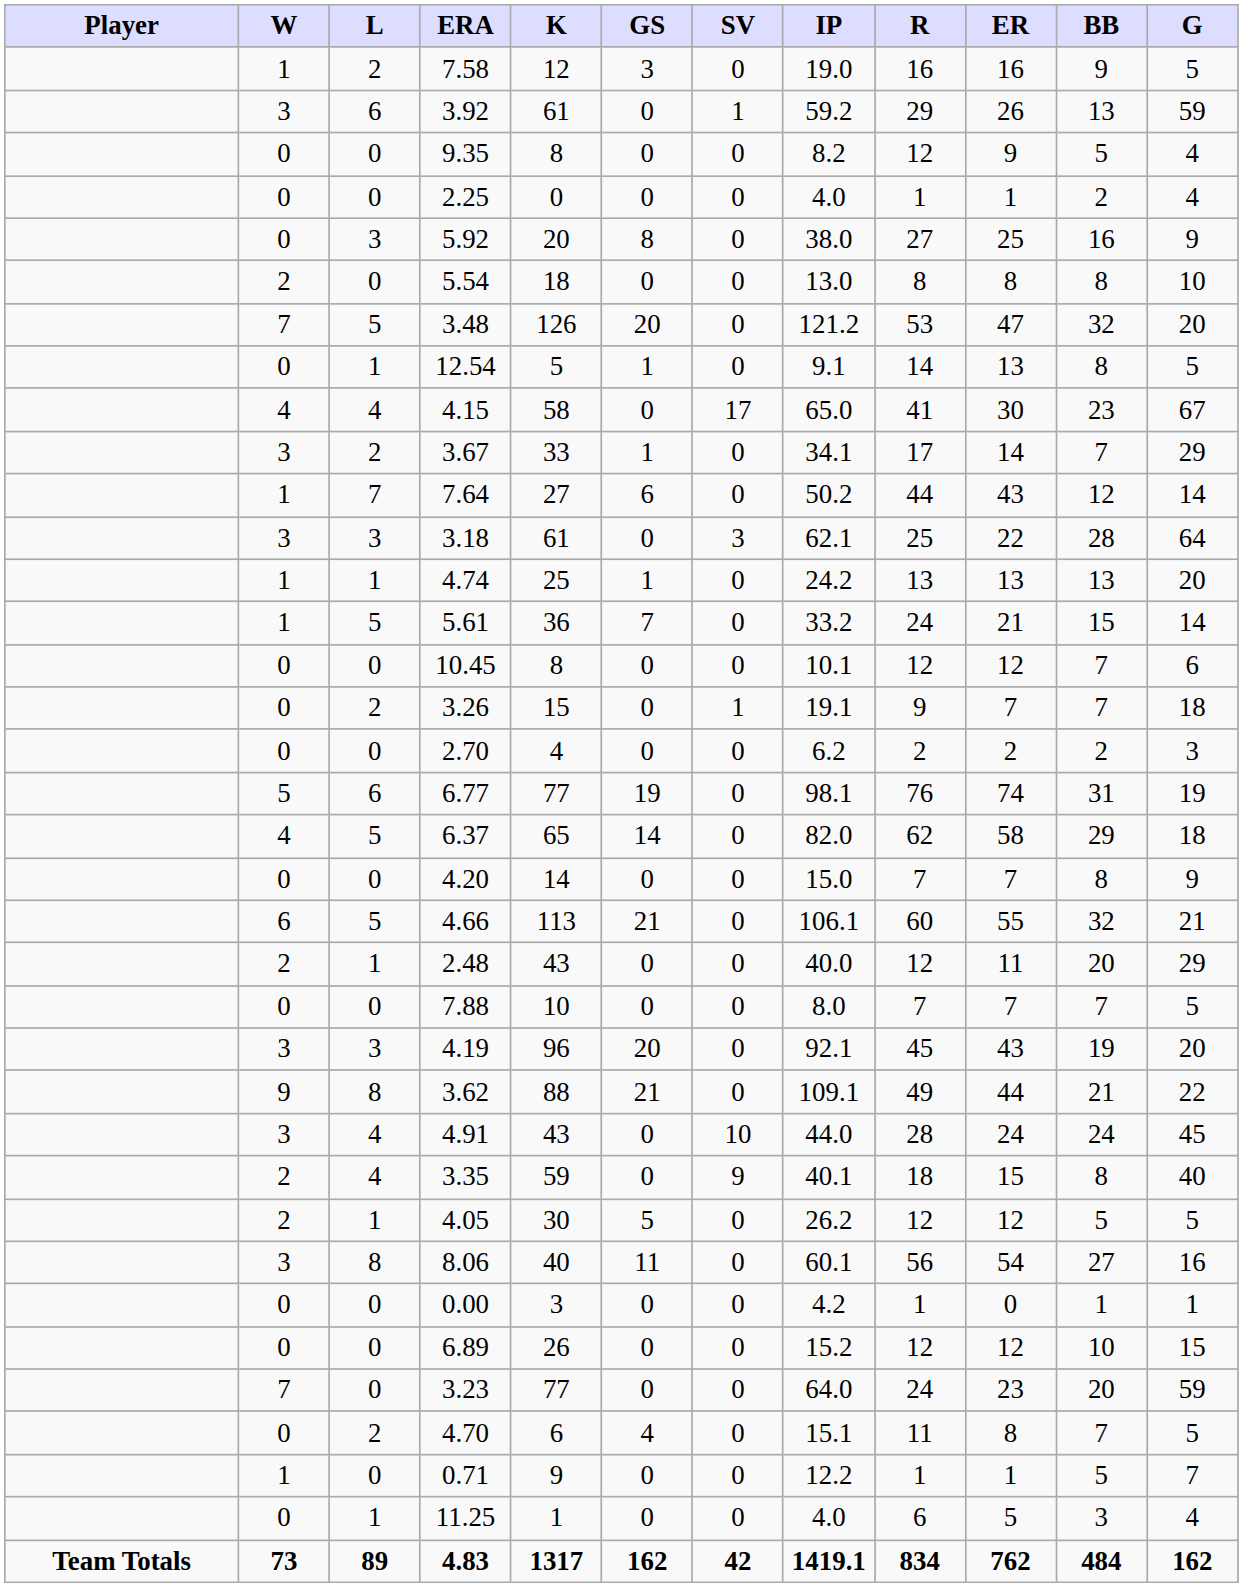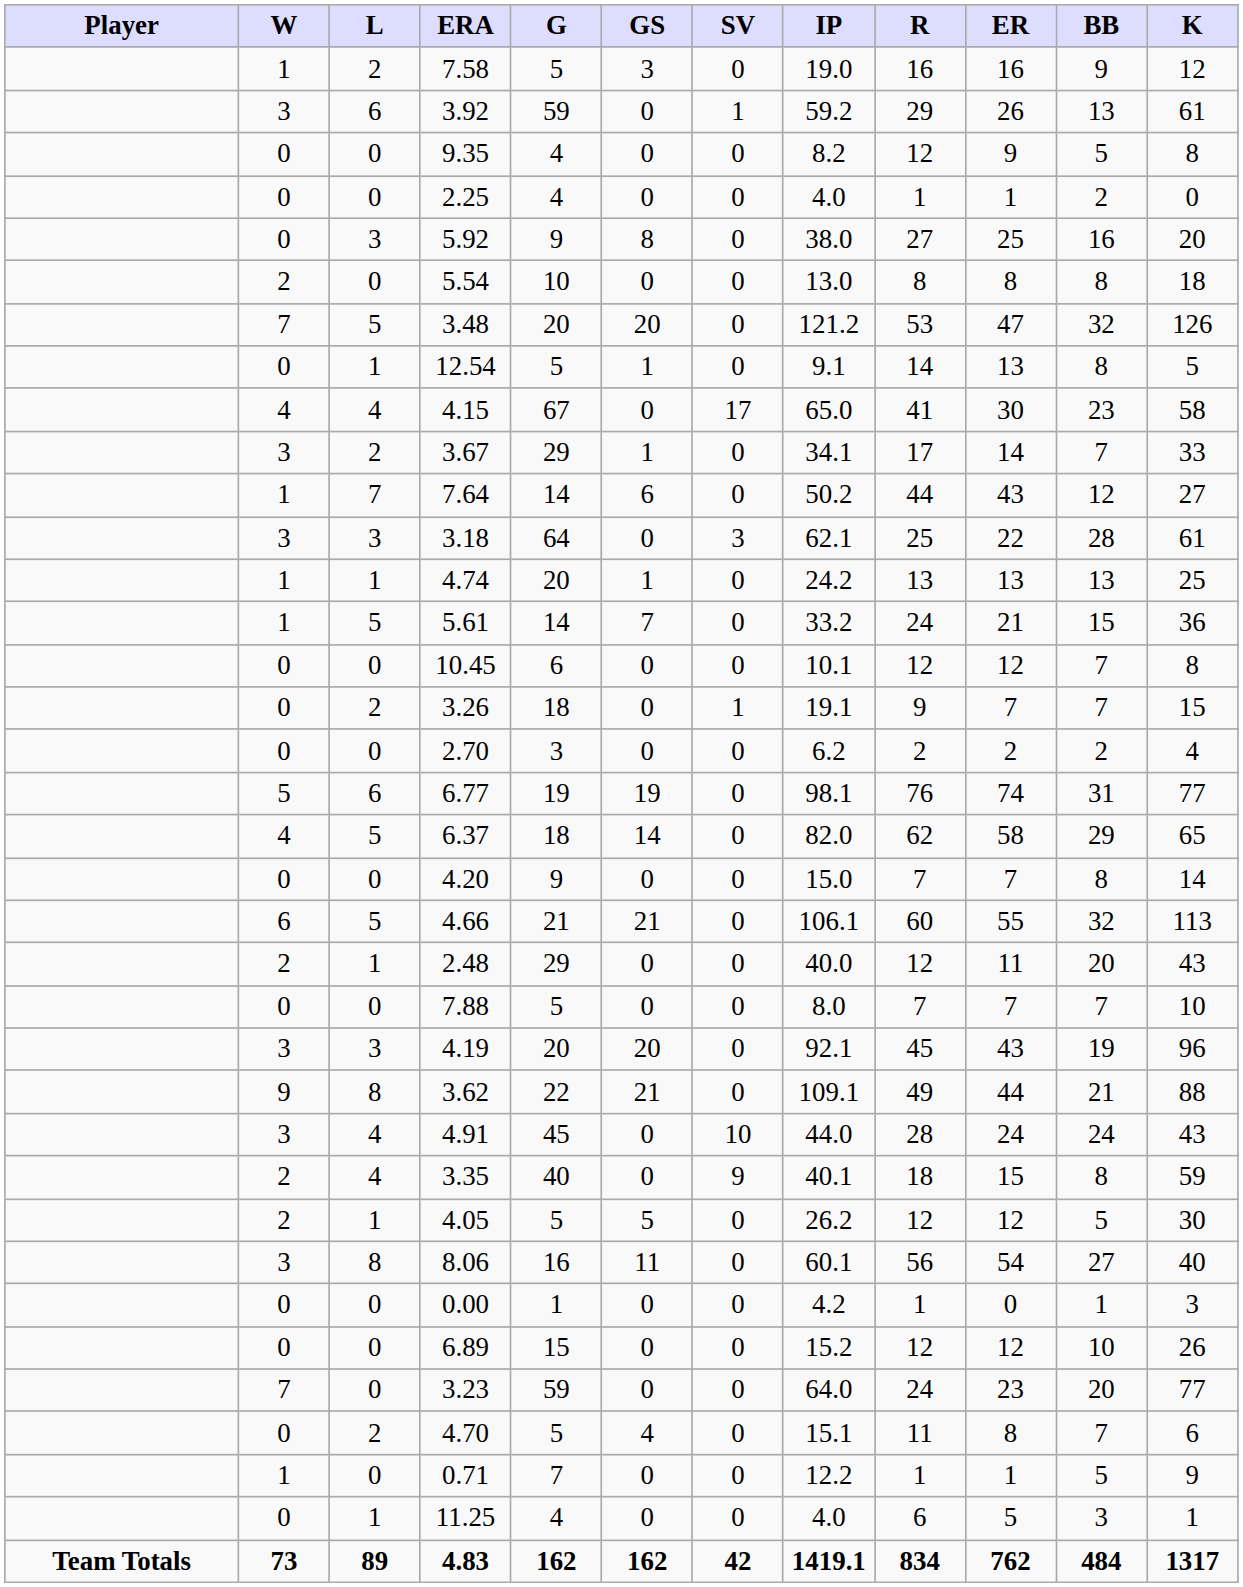columns swapped: (1192, 25) <-> (556, 25)
